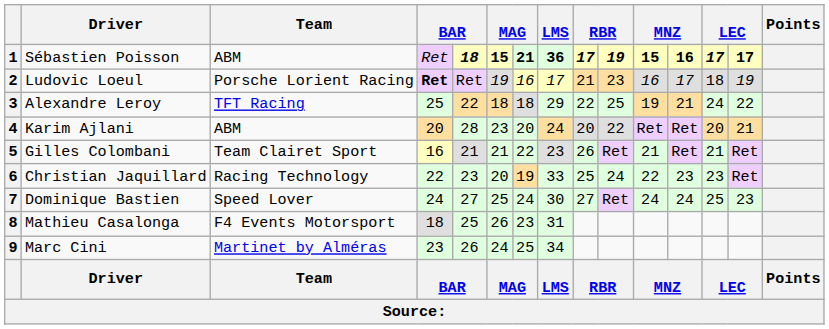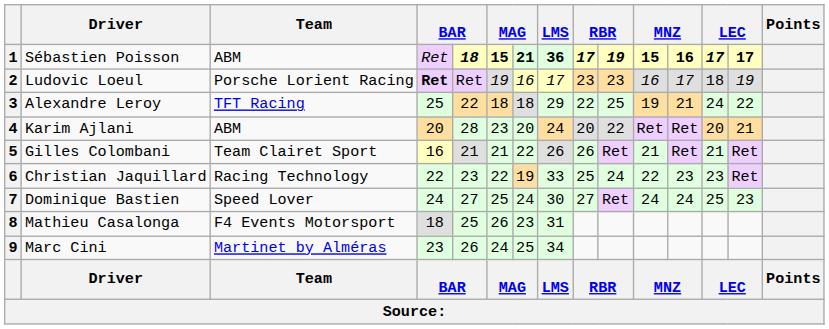(585, 81) 21 -> (585, 81) 23
(555, 152) 23 -> (555, 152) 26
(500, 176) 20 -> (500, 176) 22
